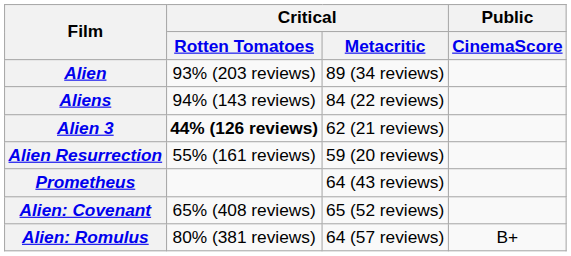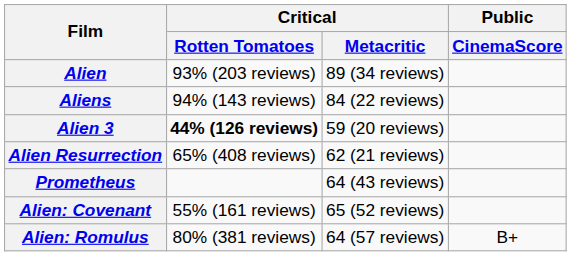(385, 127) 62 (21 reviews) -> (385, 127) 59 (20 reviews)
(244, 155) 55% (161 reviews) -> (244, 155) 65% (408 reviews)
(385, 155) 59 (20 reviews) -> (385, 155) 62 (21 reviews)
(244, 210) 65% (408 reviews) -> (244, 210) 55% (161 reviews)
